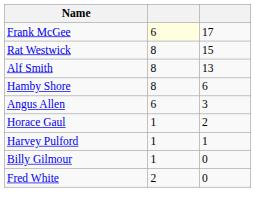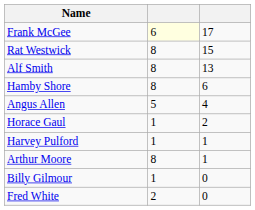(153, 104) 6 -> (153, 104) 5
(205, 104) 3 -> (205, 104) 4
+ row: (39, 159)
